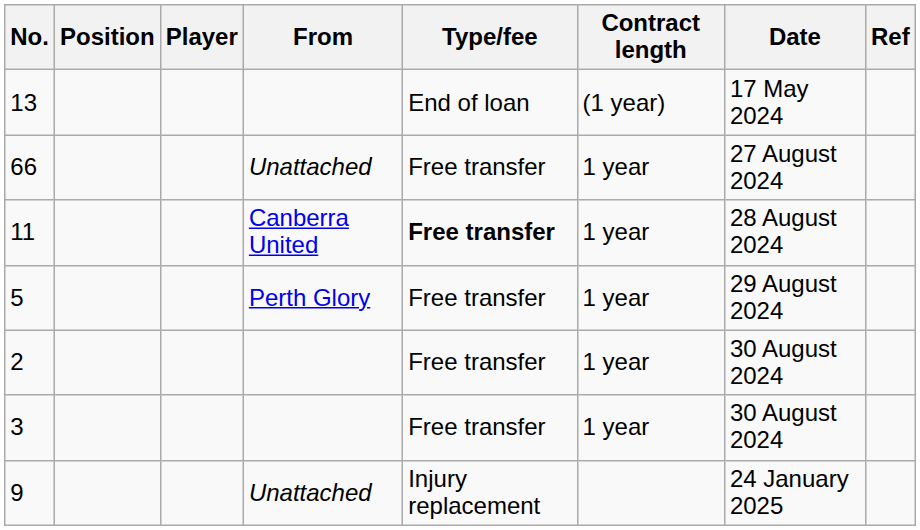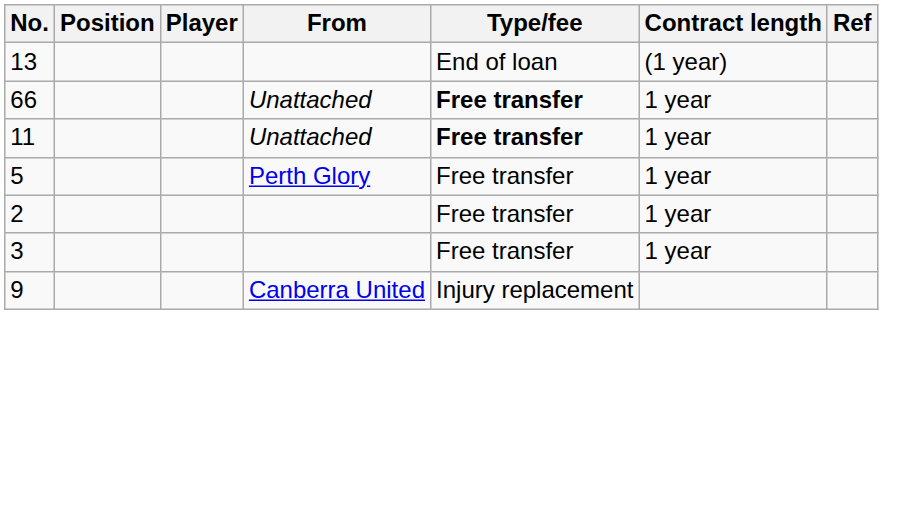- column: (795, 37)
(477, 167) normal -> (509, 99) bold
(299, 232) Canberra United -> (310, 137) Unattached
(310, 492) Unattached -> (337, 289) Canberra United
